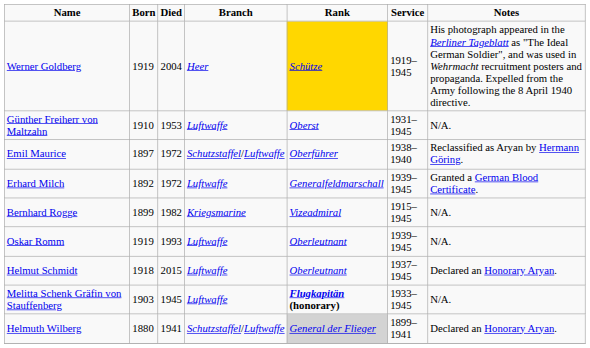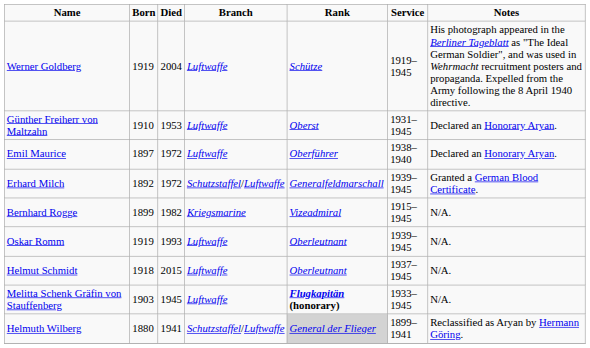(198, 66) Heer -> (207, 66) Luftwaffe
(306, 66) gold background -> (306, 66) no background
(441, 125) N/A. -> (494, 125) Declared an Honorary Aryan.
(236, 154) Schutzstaffel/Luftwaffe -> (207, 154) Luftwaffe
(505, 154) Reclassified as Aryan by Hermann Göring. -> (494, 154) Declared an Honorary Aryan.
(207, 183) Luftwaffe -> (236, 183) Schutzstaffel/Luftwaffe
(494, 270) Declared an Honorary Aryan. -> (441, 270) N/A.
(494, 328) Declared an Honorary Aryan. -> (505, 328) Reclassified as Aryan by Hermann Göring.
